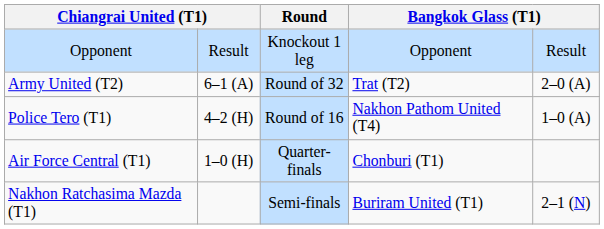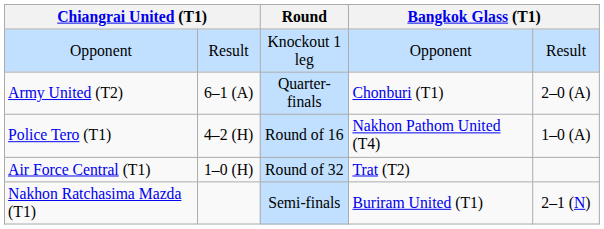(304, 84) Round of 32 -> (304, 93) Quarter-finals
(381, 84) Trat (T2) -> (398, 93) Chonburi (T1)
(304, 160) Quarter-finals -> (304, 169) Round of 32
(398, 160) Chonburi (T1) -> (381, 169) Trat (T2)
